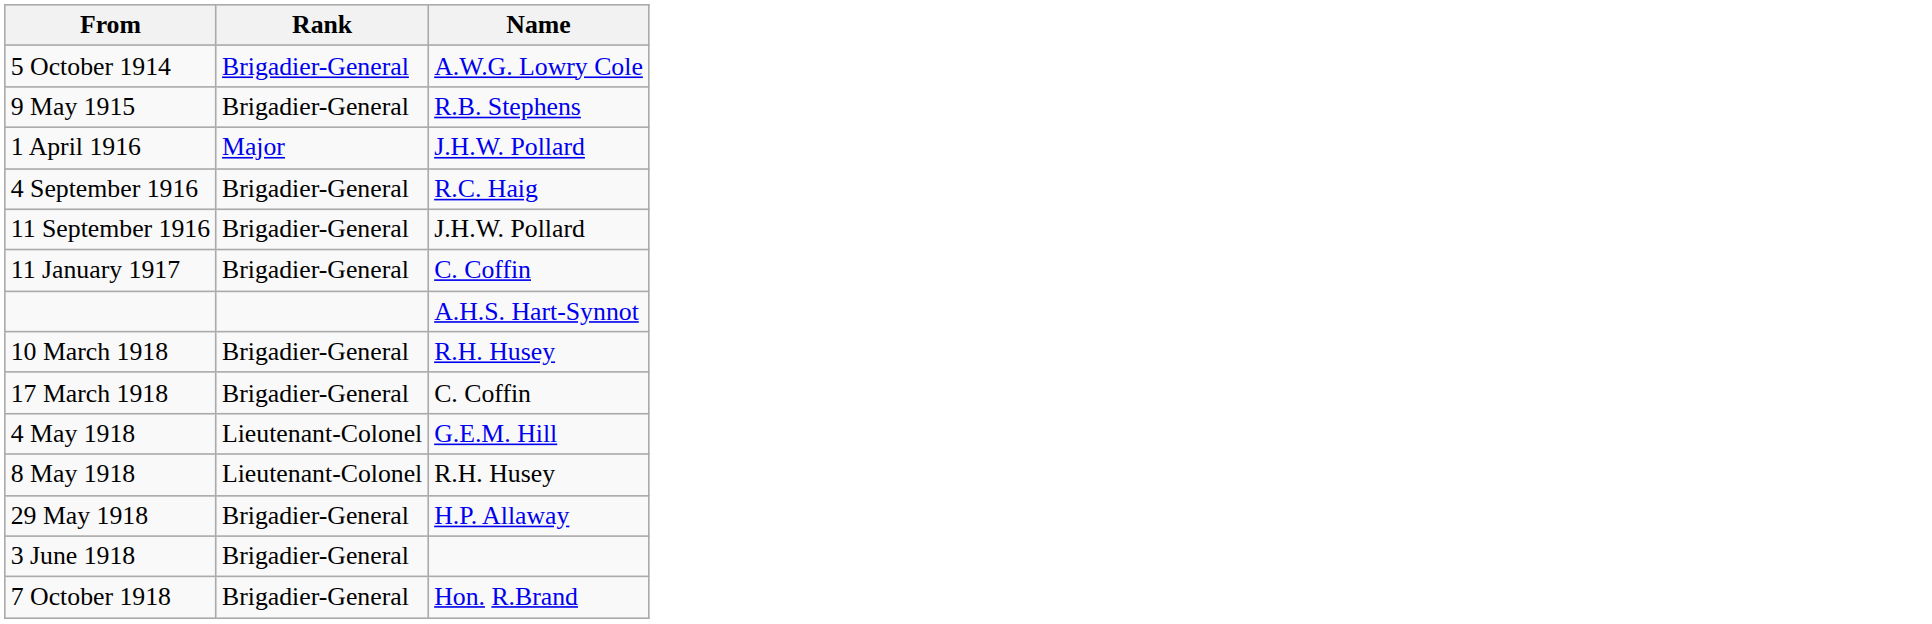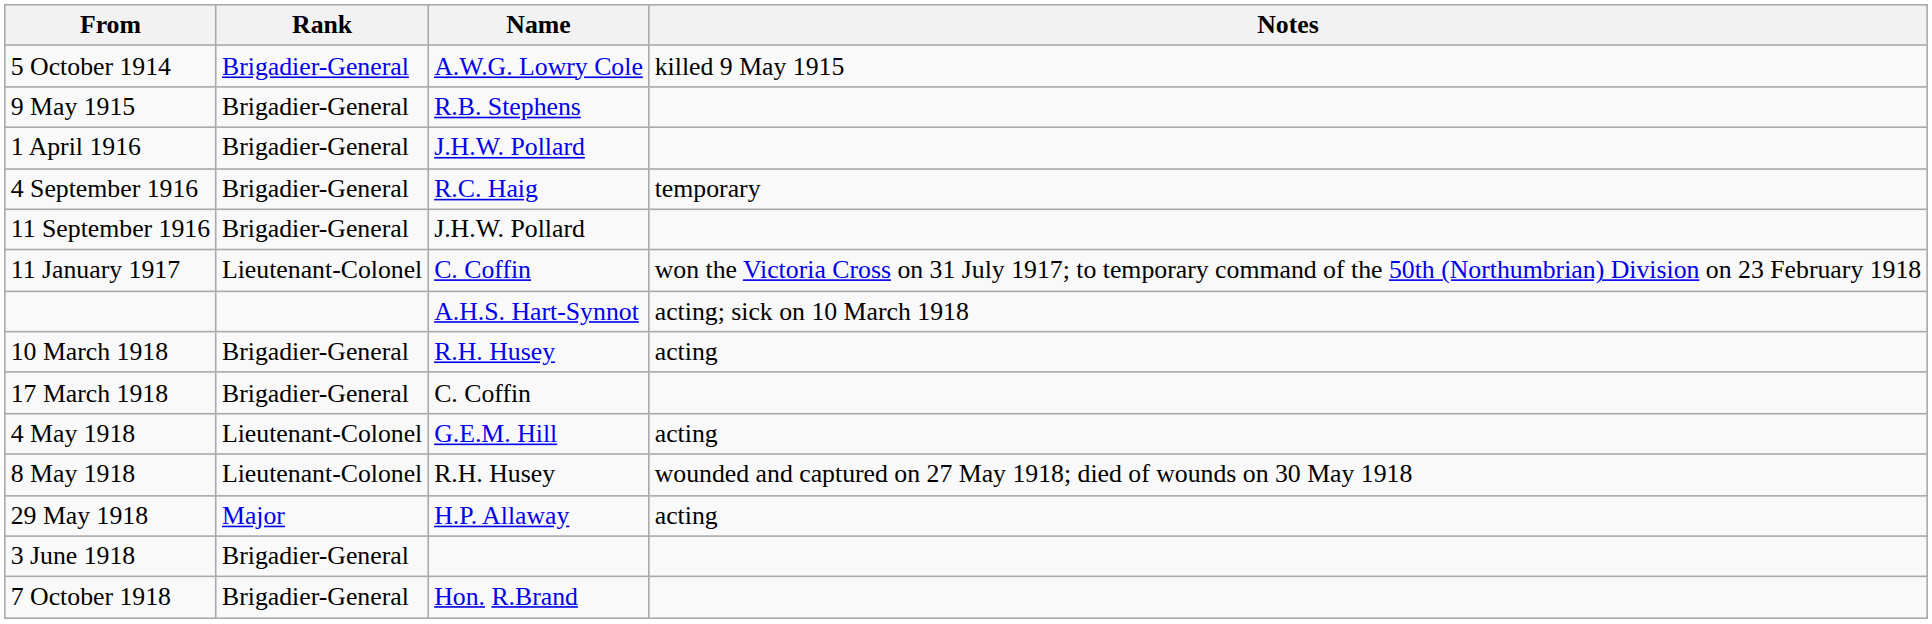+ column: (1288, 24)
(253, 147) Major -> (315, 147) Brigadier-General
(315, 270) Brigadier-General -> (322, 270) Lieutenant-Colonel
(315, 515) Brigadier-General -> (253, 515) Major
